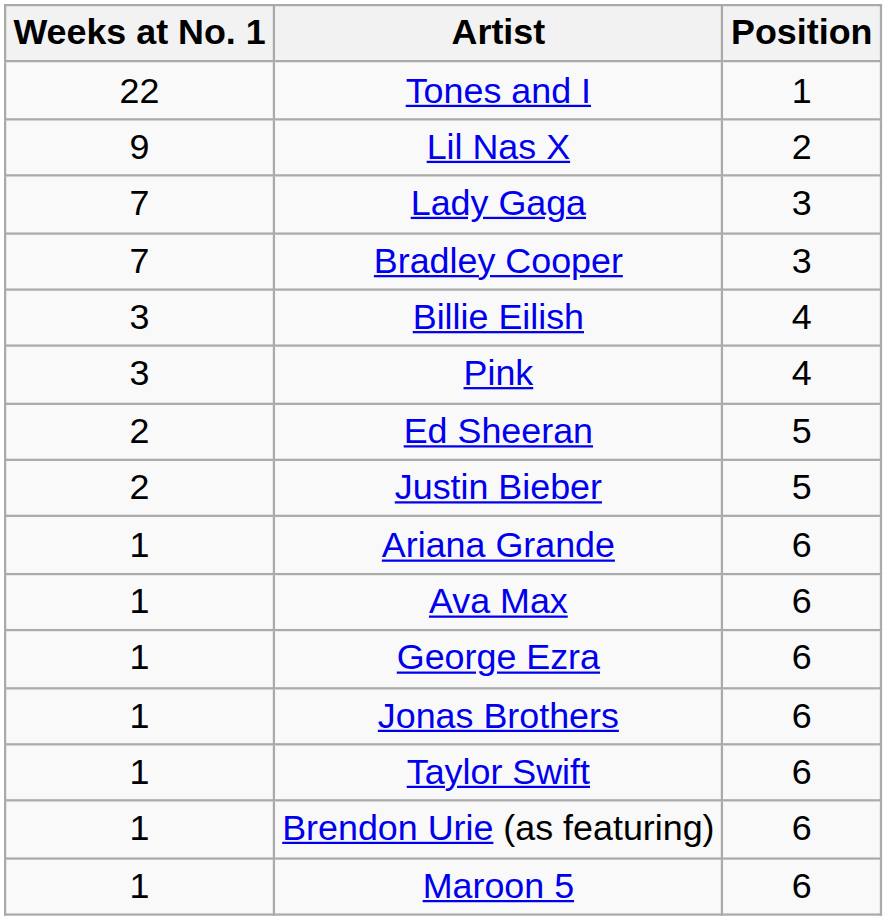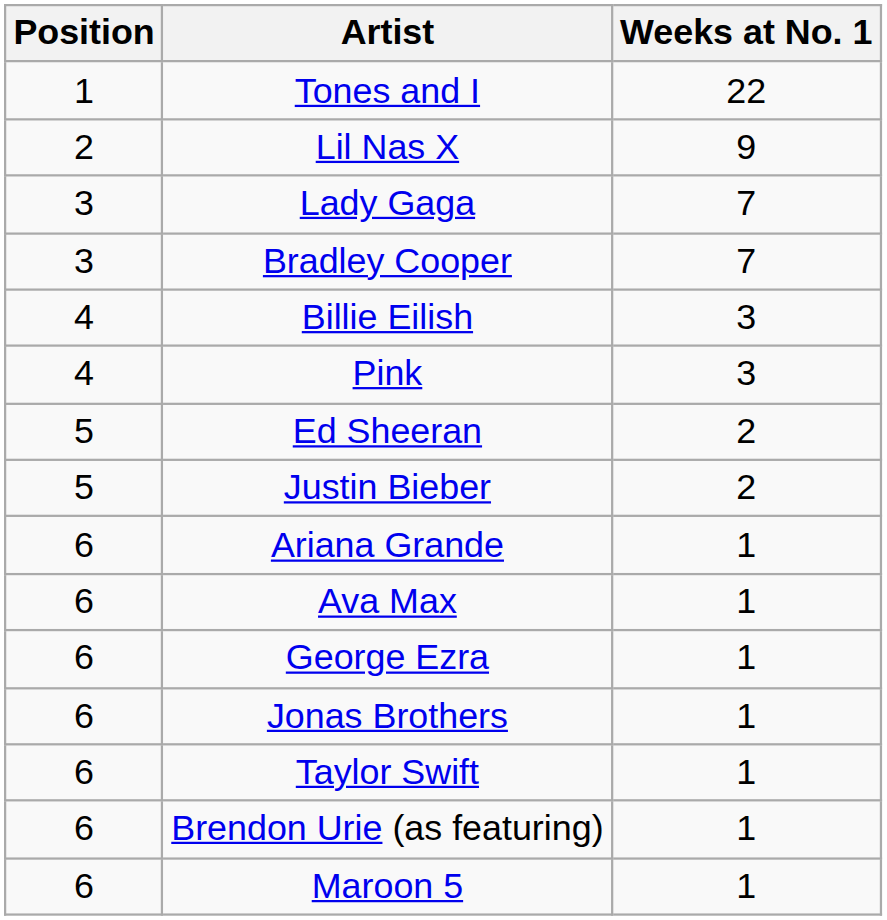columns swapped: (802, 32) <-> (140, 32)
